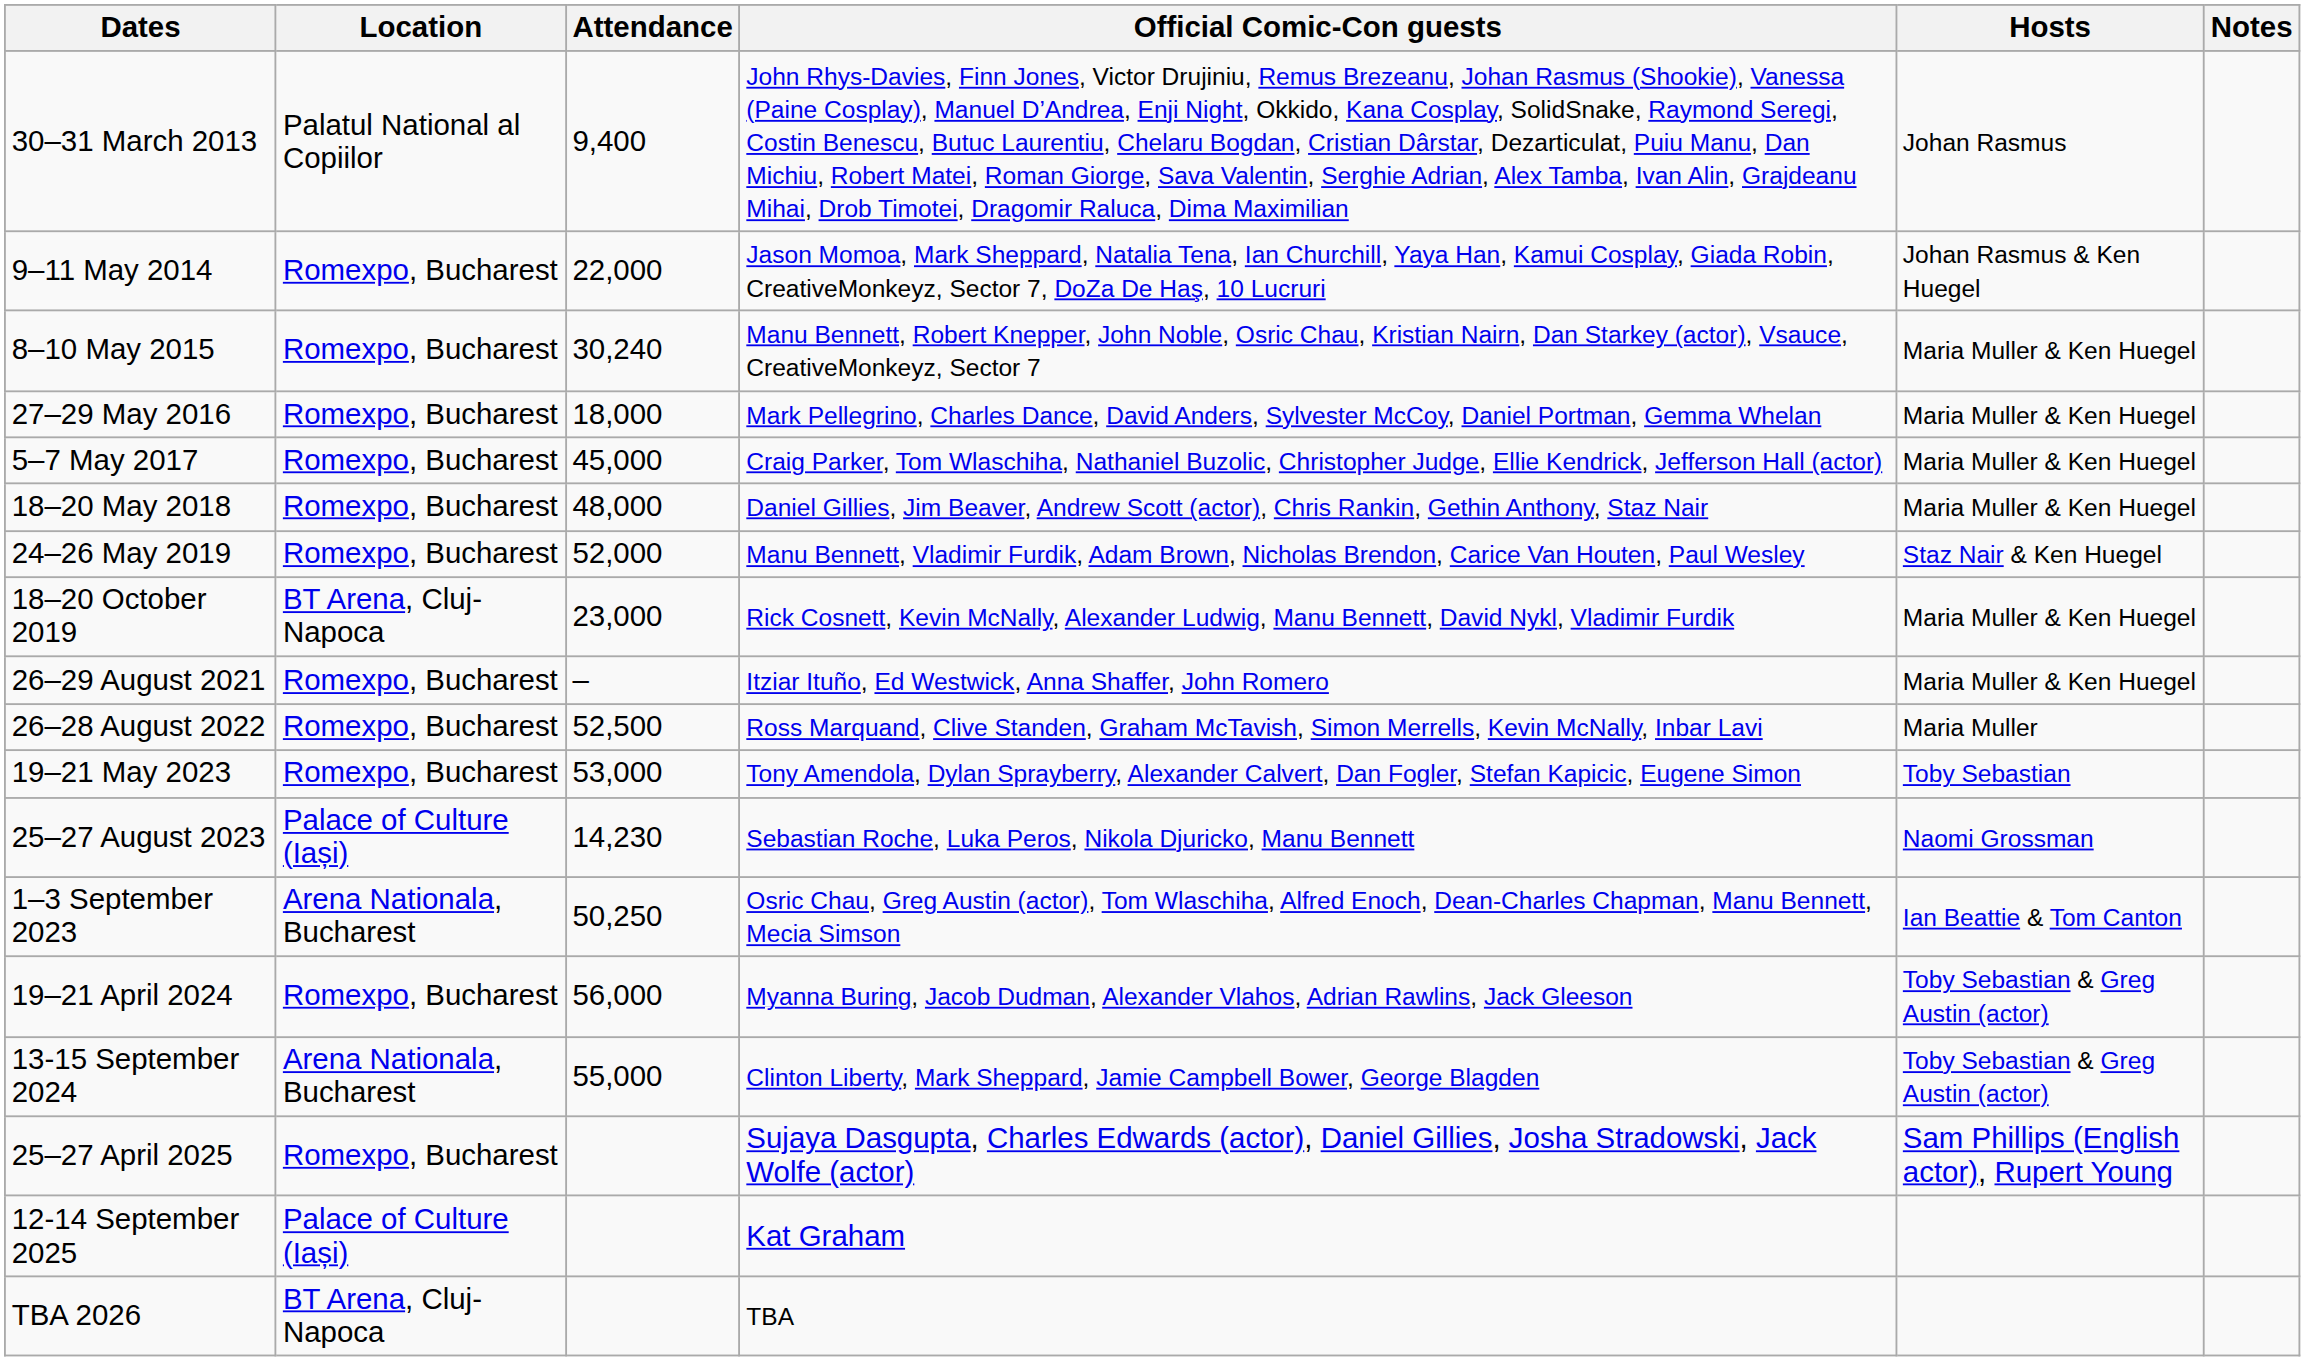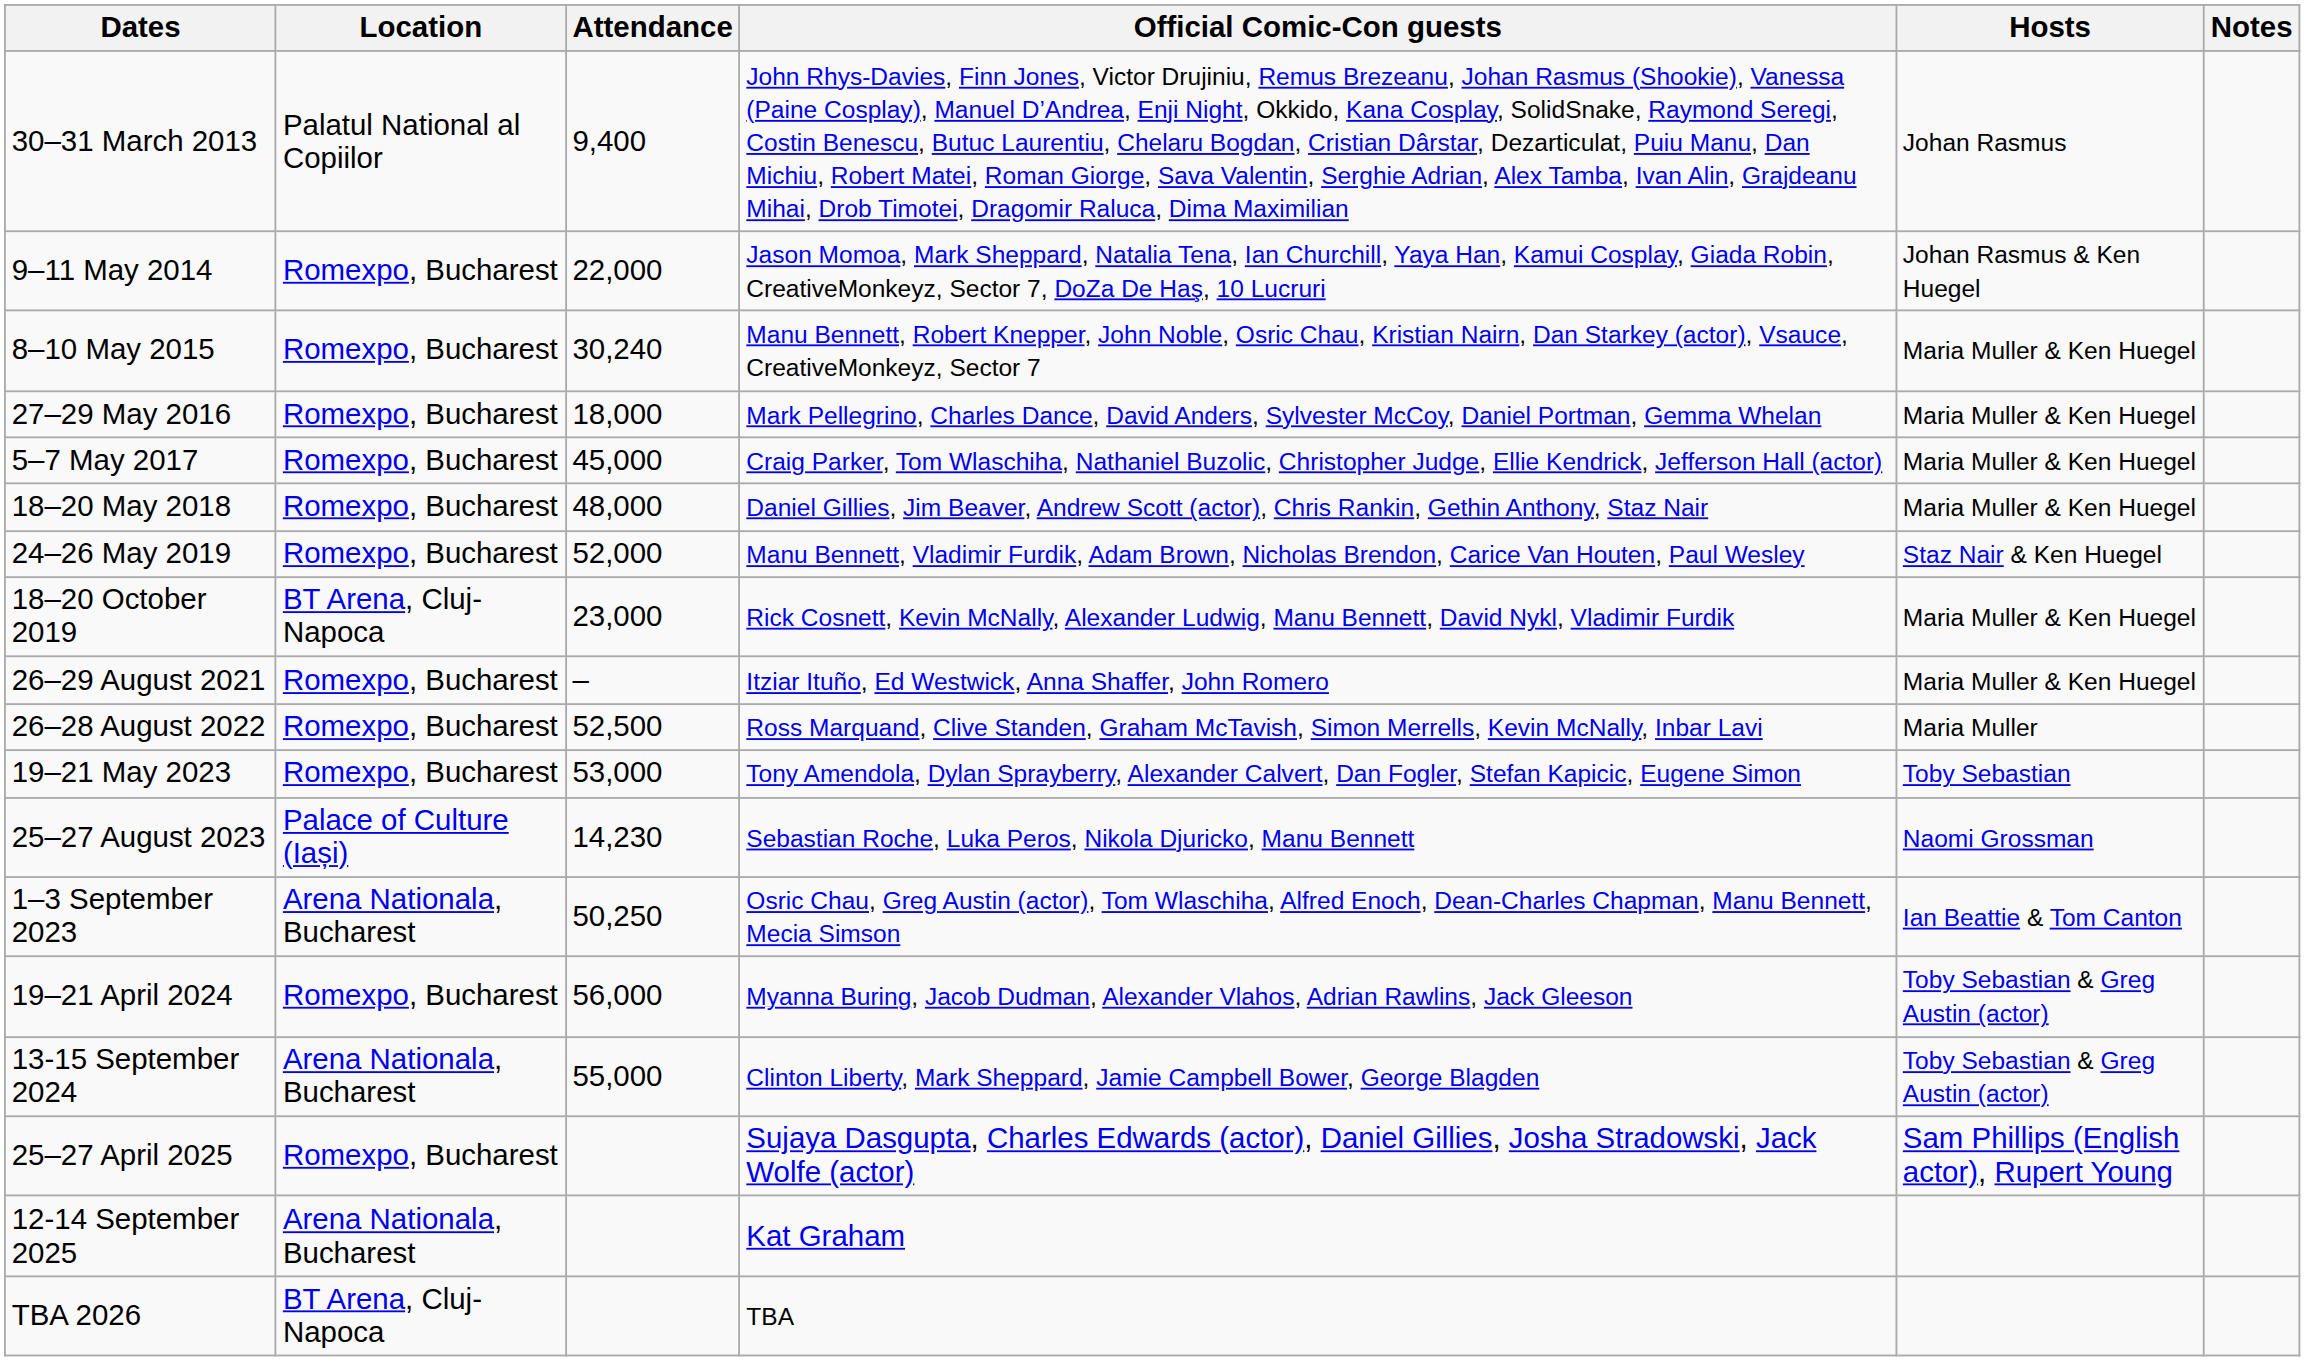(396, 1235) Palace of Culture (Iași) -> (393, 1235) Arena Nationala, Bucharest
